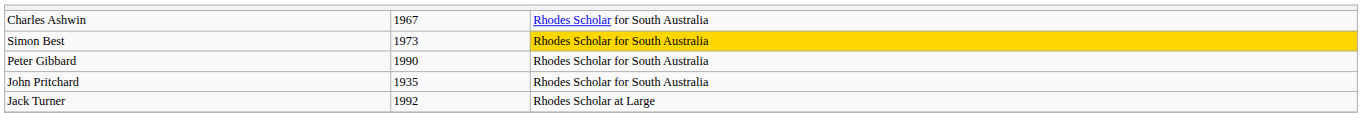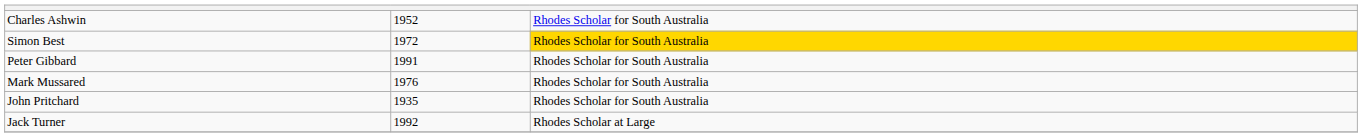(406, 20) 1967 -> (406, 20) 1952
(406, 41) 1973 -> (406, 41) 1972
(406, 61) 1990 -> (406, 61) 1991
+ row: (46, 81)
